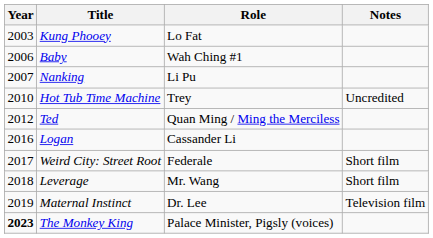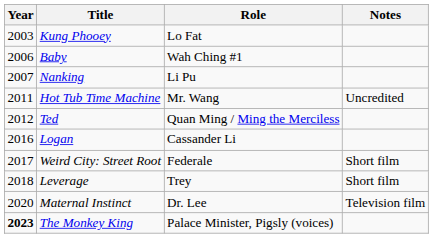(21, 98) 2010 -> (20, 98) 2011
(179, 98) Trey -> (193, 98) Mr. Wang
(193, 181) Mr. Wang -> (179, 181) Trey
(21, 202) 2019 -> (21, 202) 2020
